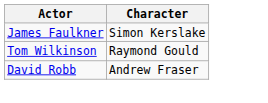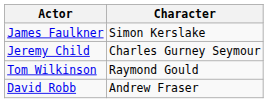+ row: (48, 51)
